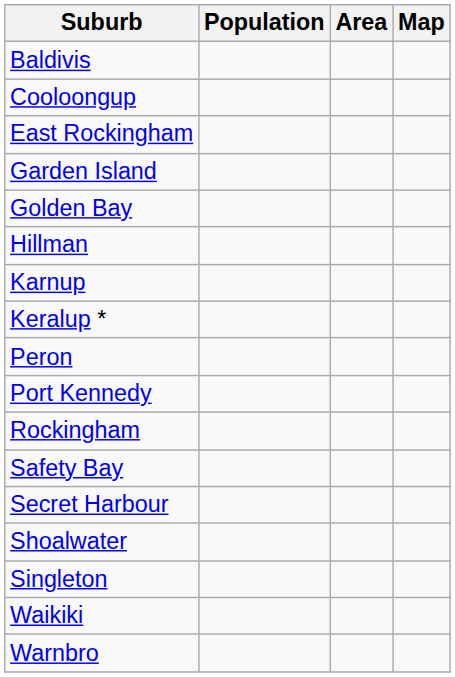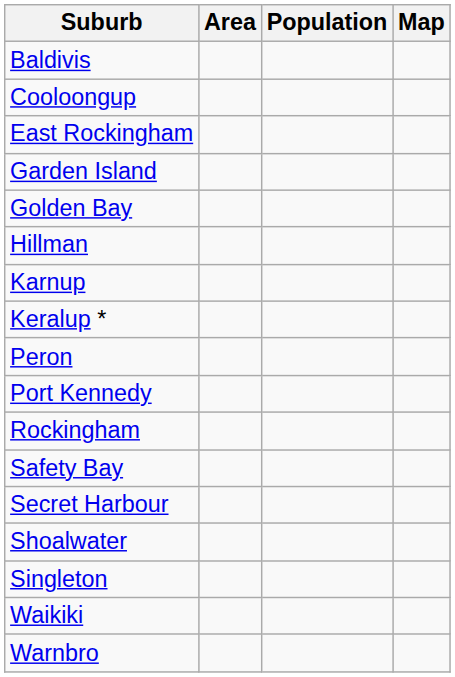columns swapped: (264, 23) <-> (361, 23)
